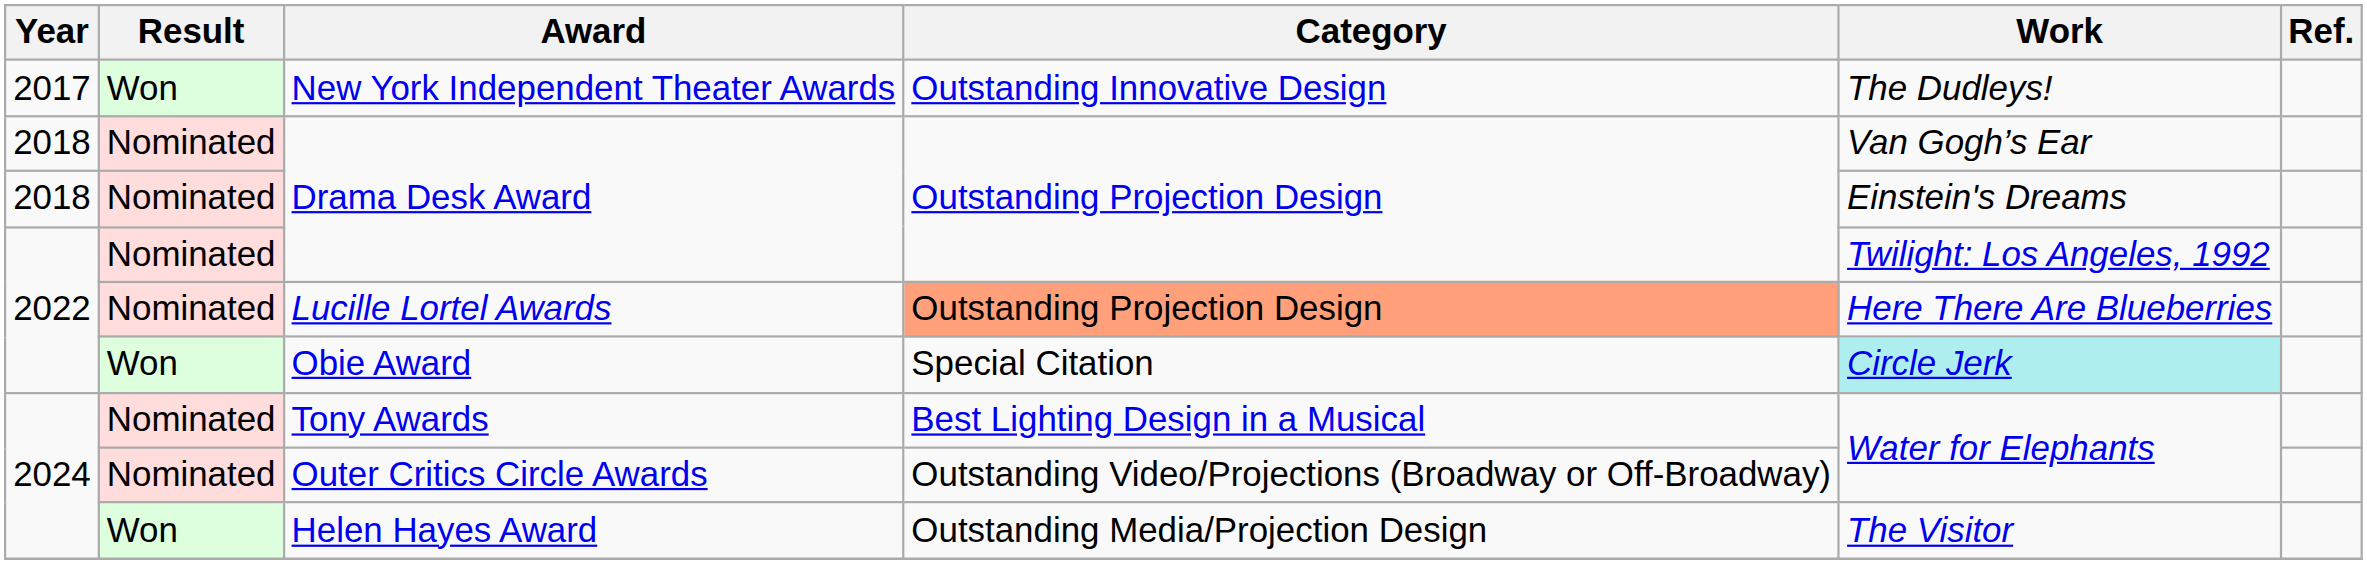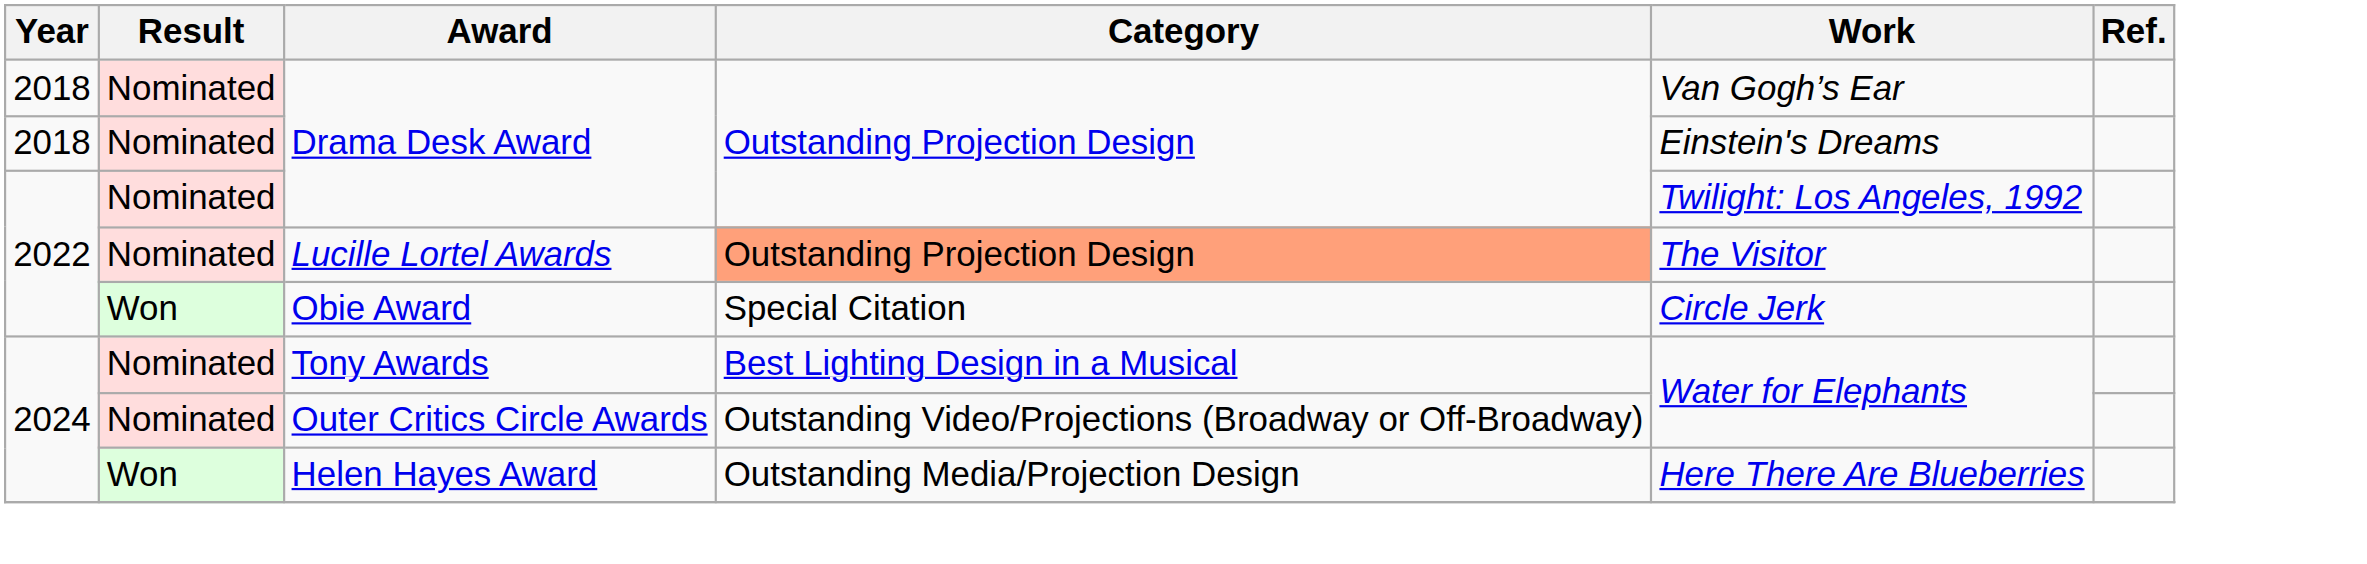- row: (52, 87)
(2060, 308) Here There Are Blueberries -> (1742, 253) The Visitor
(1929, 364) paleturquoise background -> (1742, 308) no background
(1930, 530) The Visitor -> (1872, 474) Here There Are Blueberries
